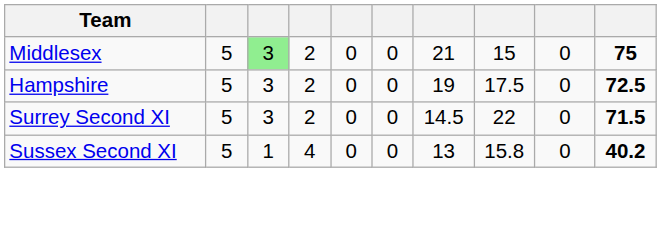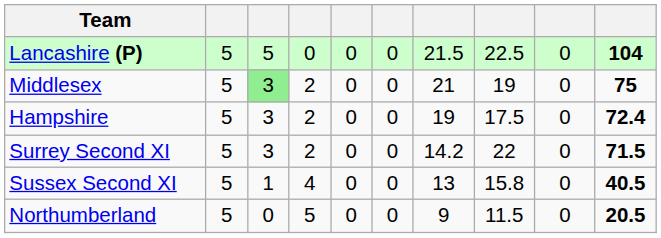+ row: (76, 53)
(504, 53) 15 -> (504, 85) 19
(626, 85) 72.5 -> (626, 118) 72.4
(444, 118) 14.5 -> (444, 150) 14.2
(626, 150) 40.2 -> (626, 183) 40.5
+ row: (83, 215)
